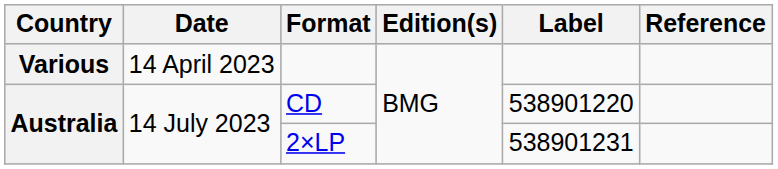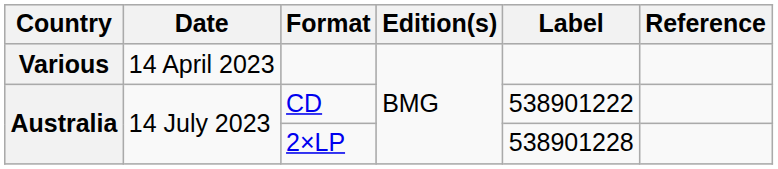(571, 103) 538901220 -> (571, 103) 538901222
(571, 143) 538901231 -> (571, 143) 538901228
